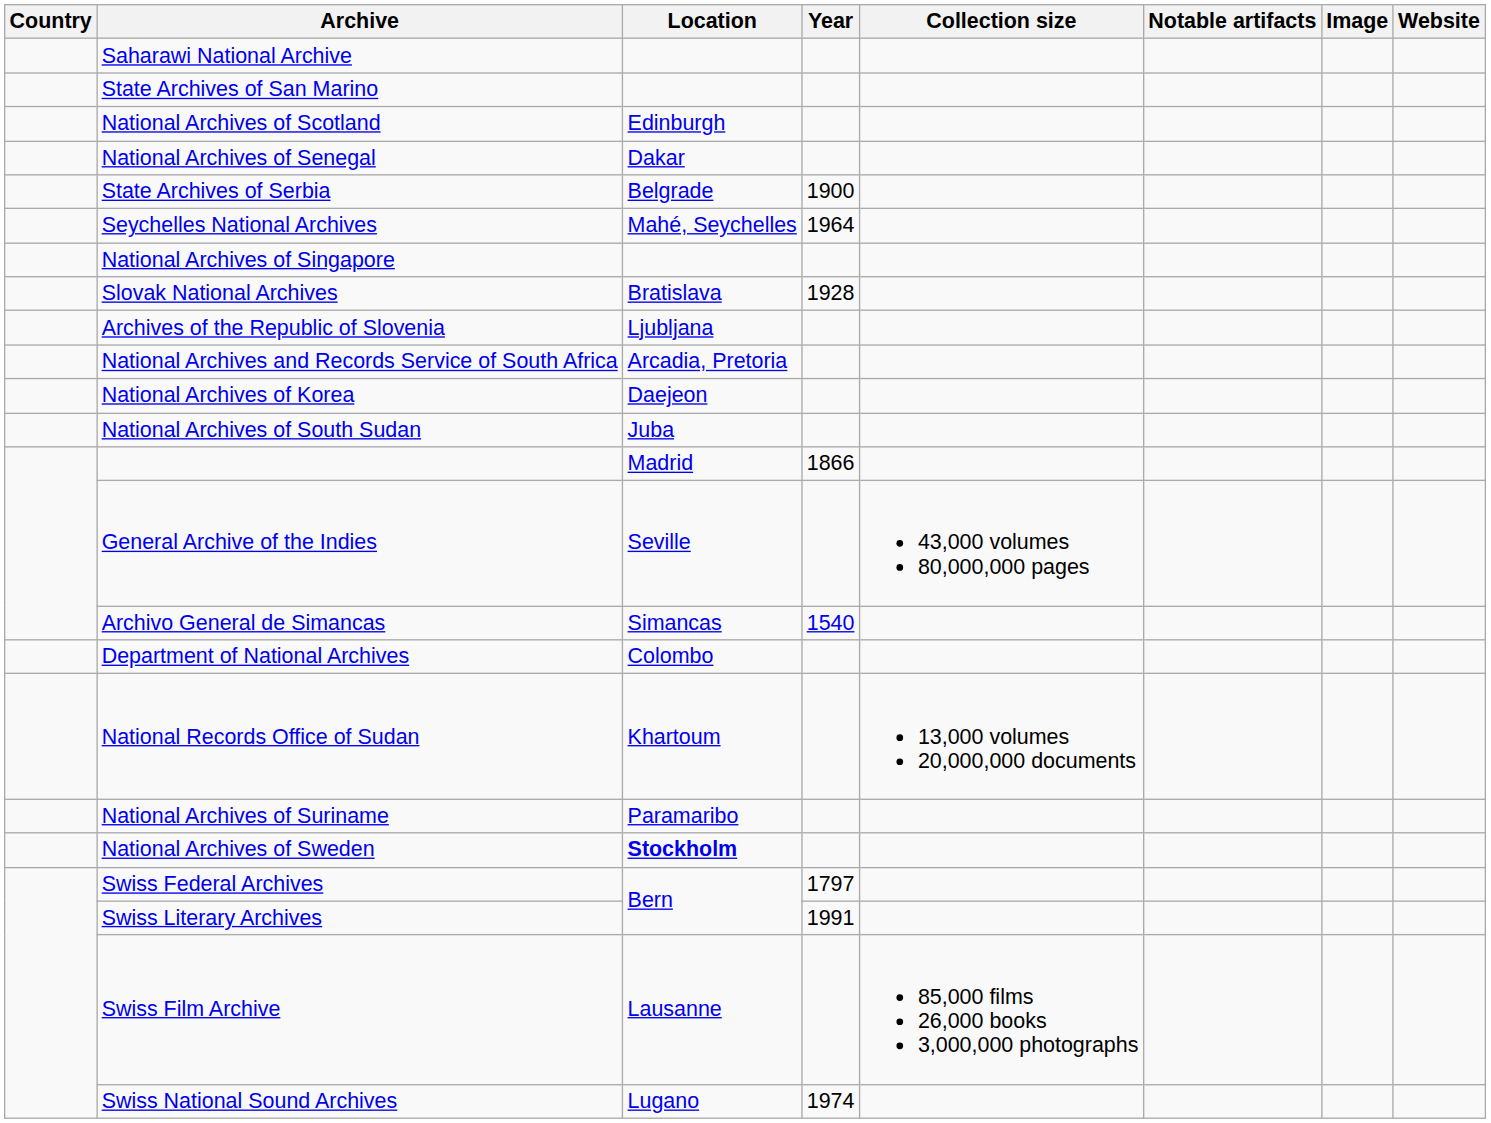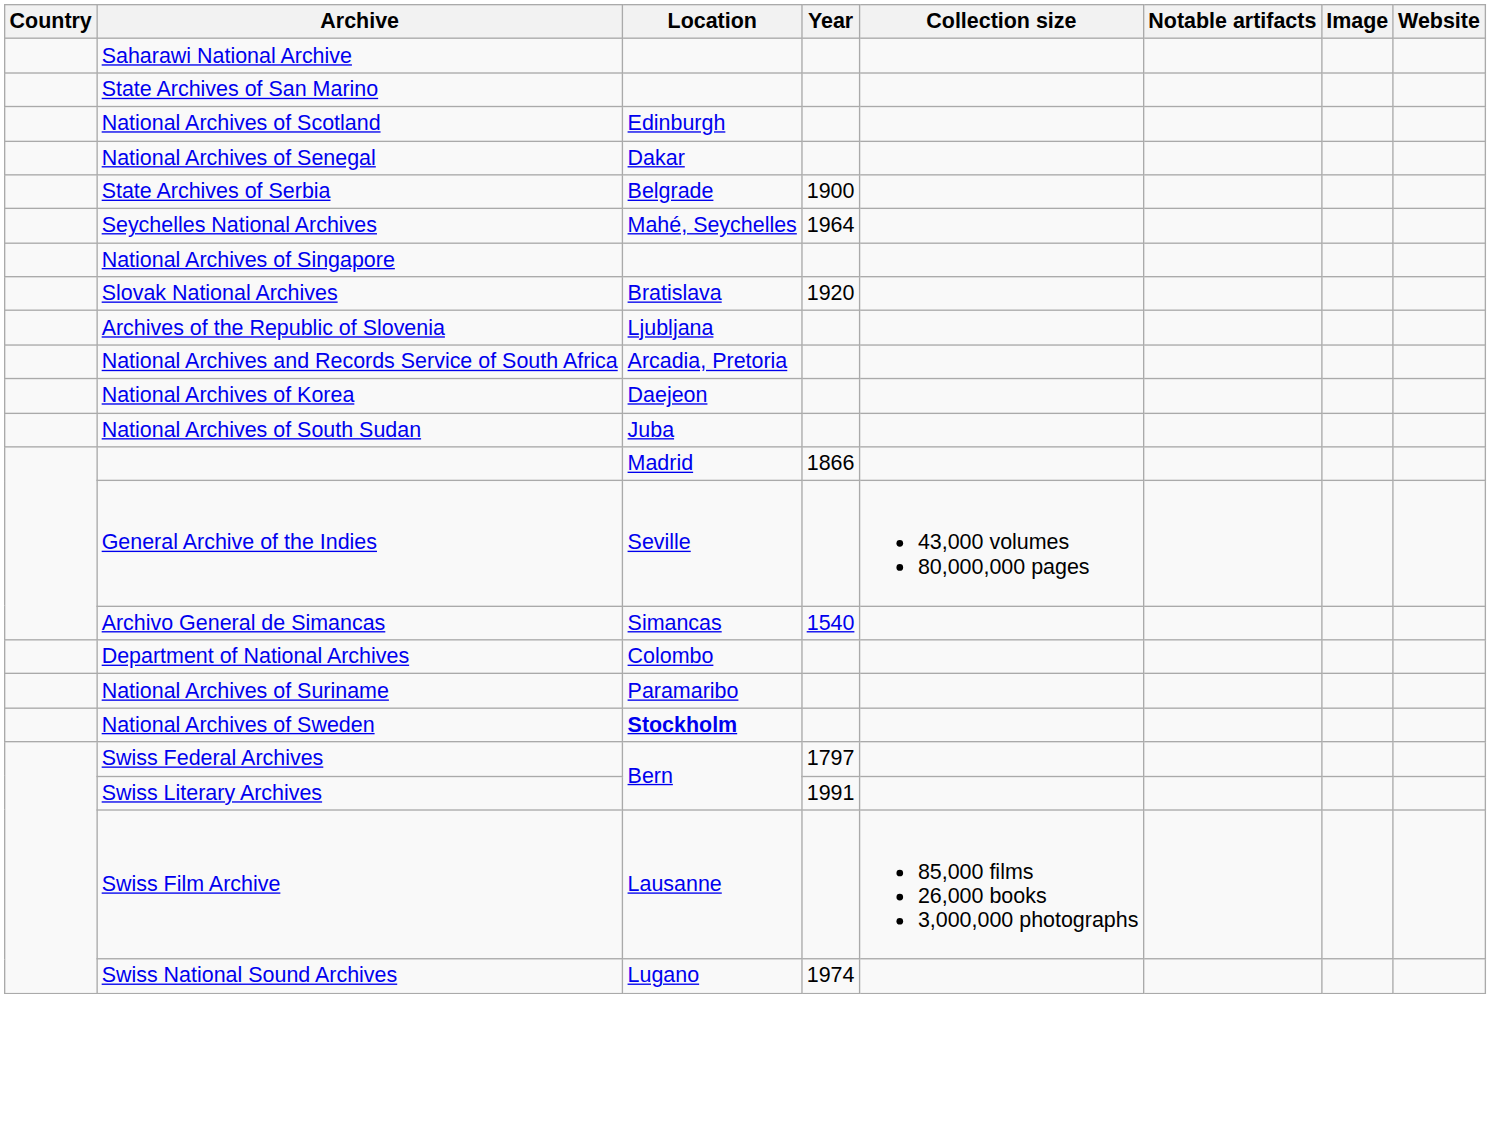(831, 293) 1928 -> (831, 293) 1920
- row: (261, 736)
